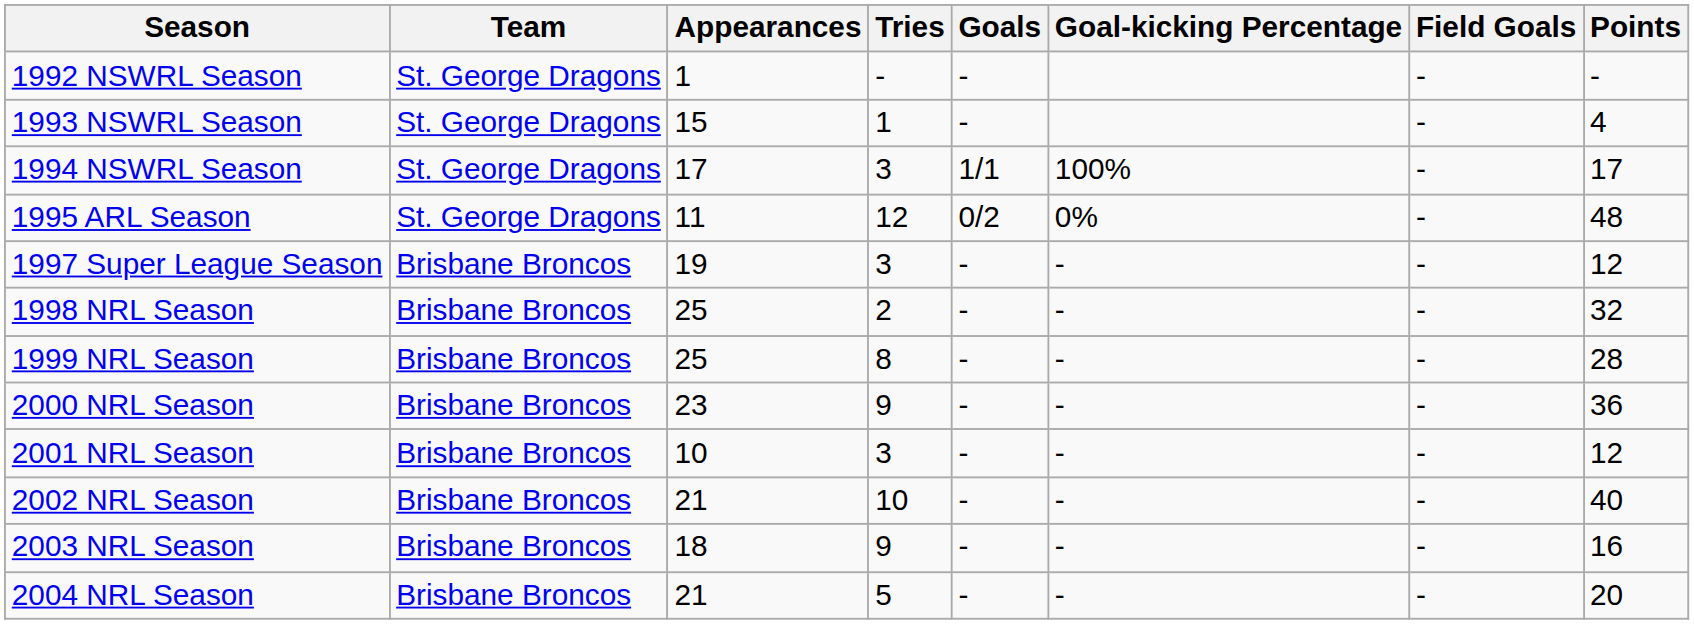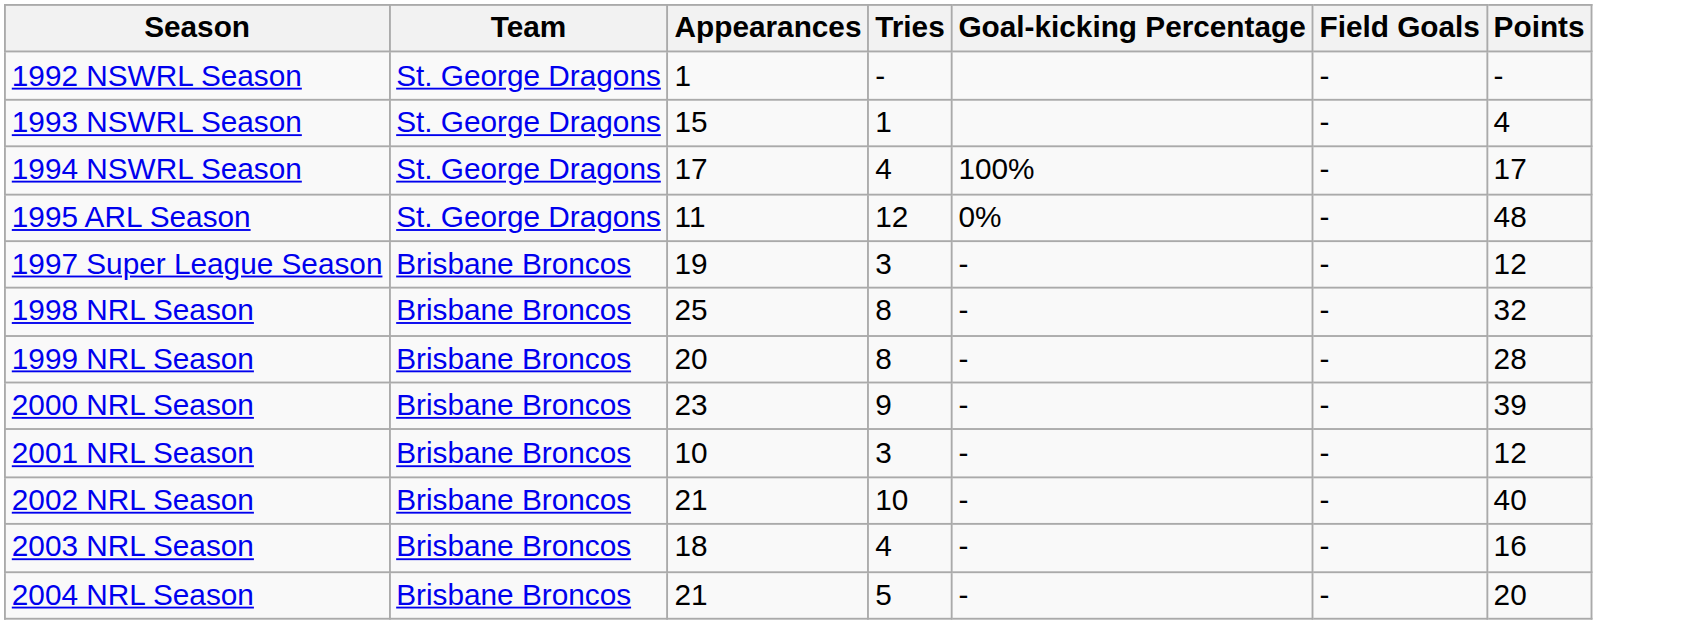- column: (1000, 28)
(883, 169) 3 -> (883, 169) 4
(883, 311) 2 -> (883, 311) 8
(691, 358) 25 -> (691, 358) 20
(1607, 405) 36 -> (1510, 405) 39
(883, 547) 9 -> (883, 547) 4
